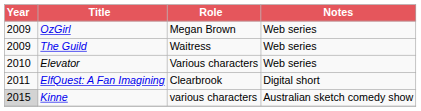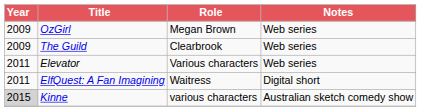(190, 47) Waitress -> (196, 47) Clearbrook
(19, 64) 2010 -> (18, 64) 2011
(196, 81) Clearbrook -> (190, 81) Waitress
